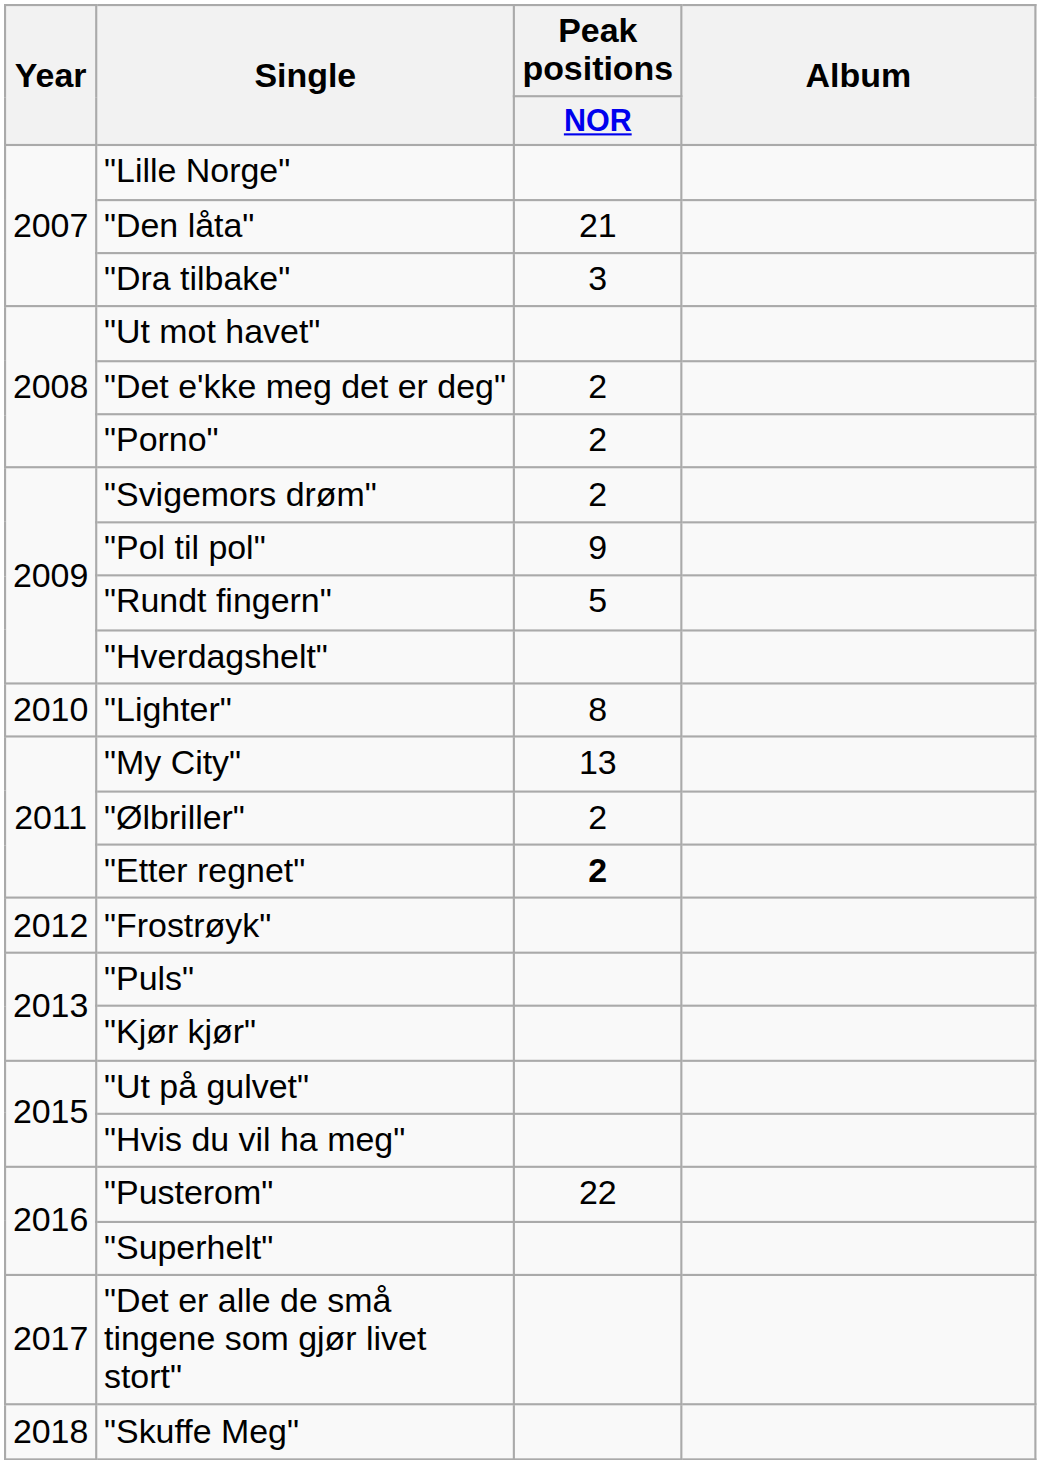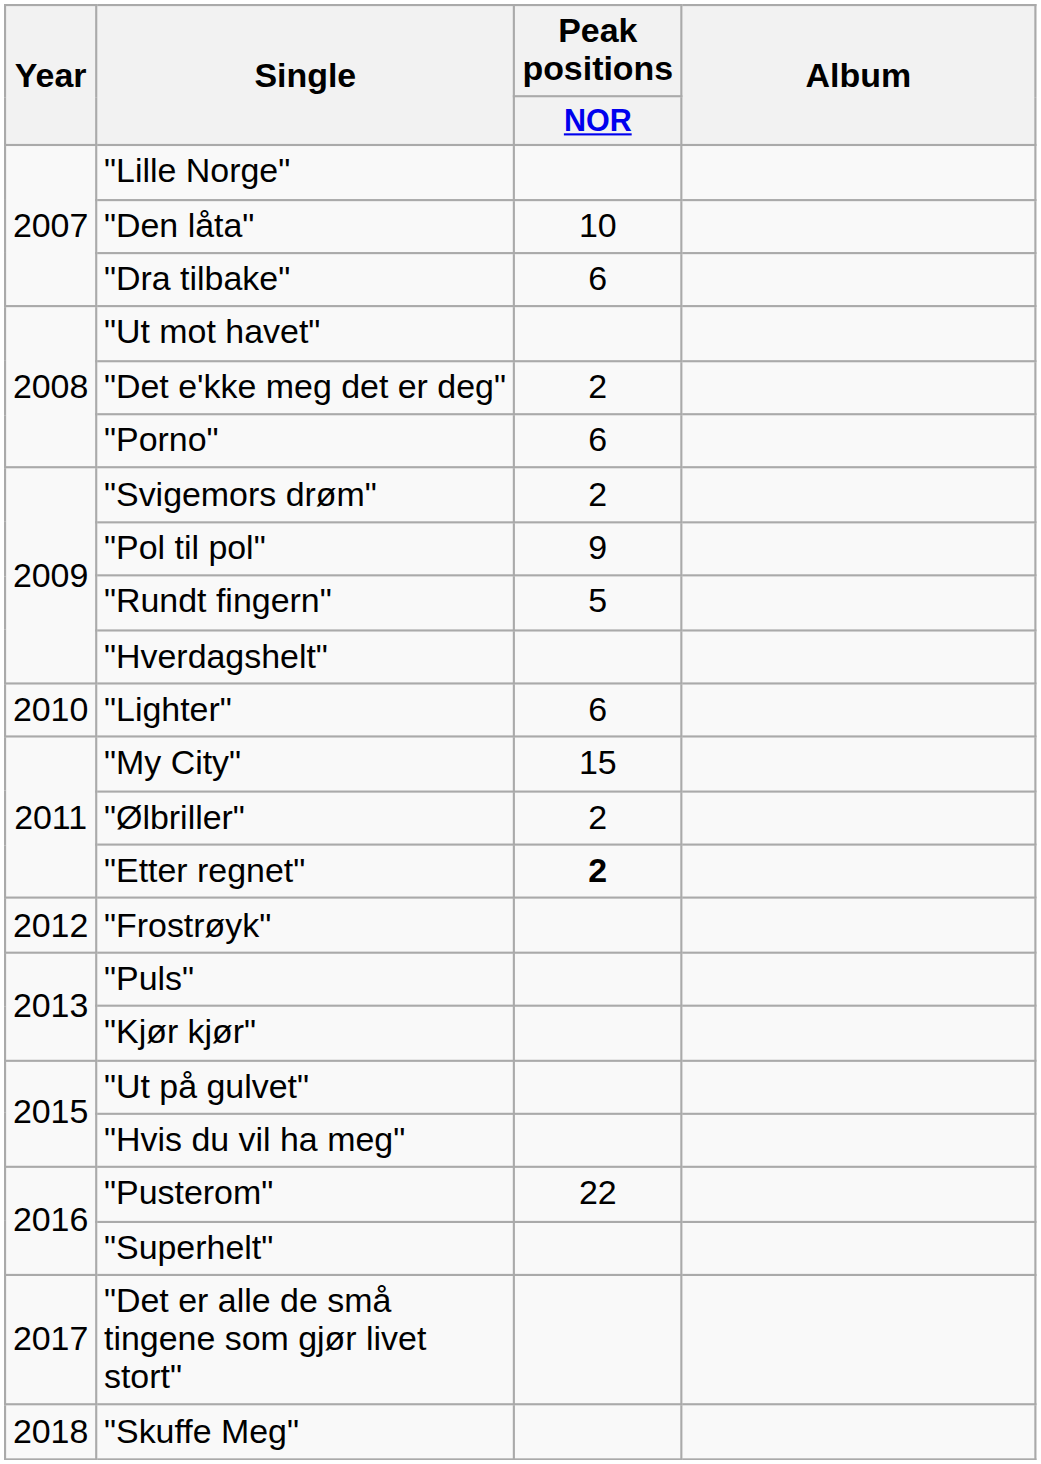(598, 225) 21 -> (598, 225) 10
(598, 279) 3 -> (598, 279) 6
(598, 440) 2 -> (598, 440) 6
(598, 709) 8 -> (598, 709) 6
(598, 763) 13 -> (598, 763) 15
